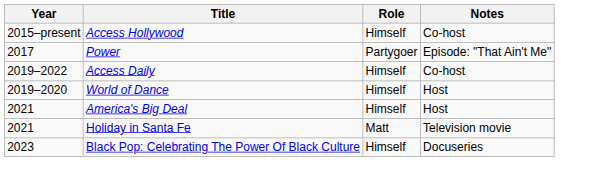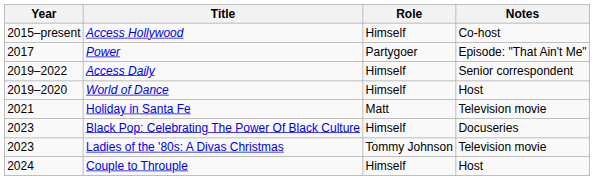(444, 71) Co-host -> (516, 71) Senior correspondent
- row: (137, 109)
+ row: (185, 147)
+ row: (137, 166)
